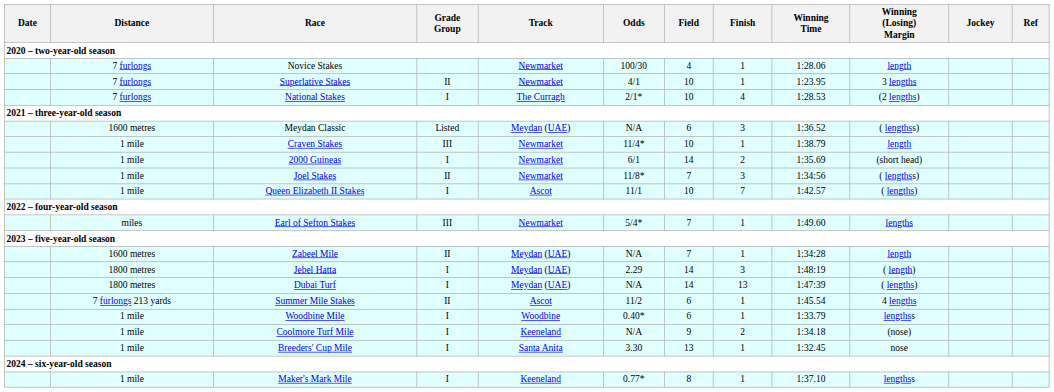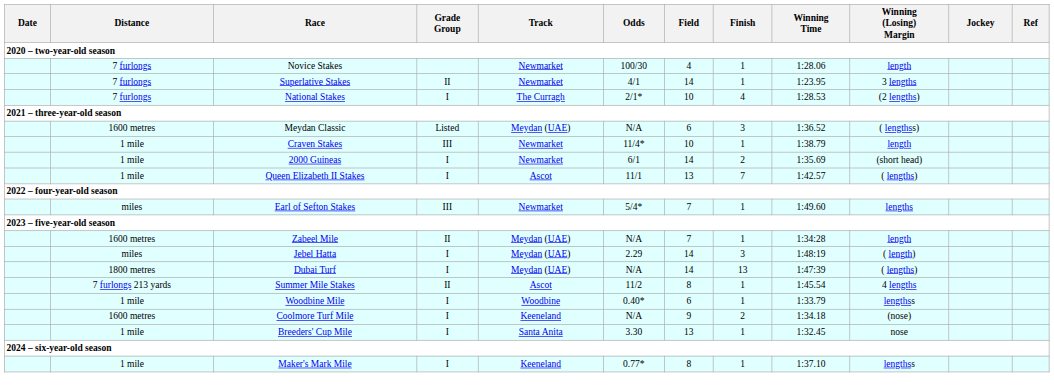(689, 82) 10 -> (689, 82) 14
- row: (315, 176)
(689, 191) 10 -> (689, 176) 13
(132, 270) 1800 metres -> (132, 254) miles
(689, 301) 6 -> (689, 285) 8
(132, 332) 1 mile -> (132, 317) 1600 metres
